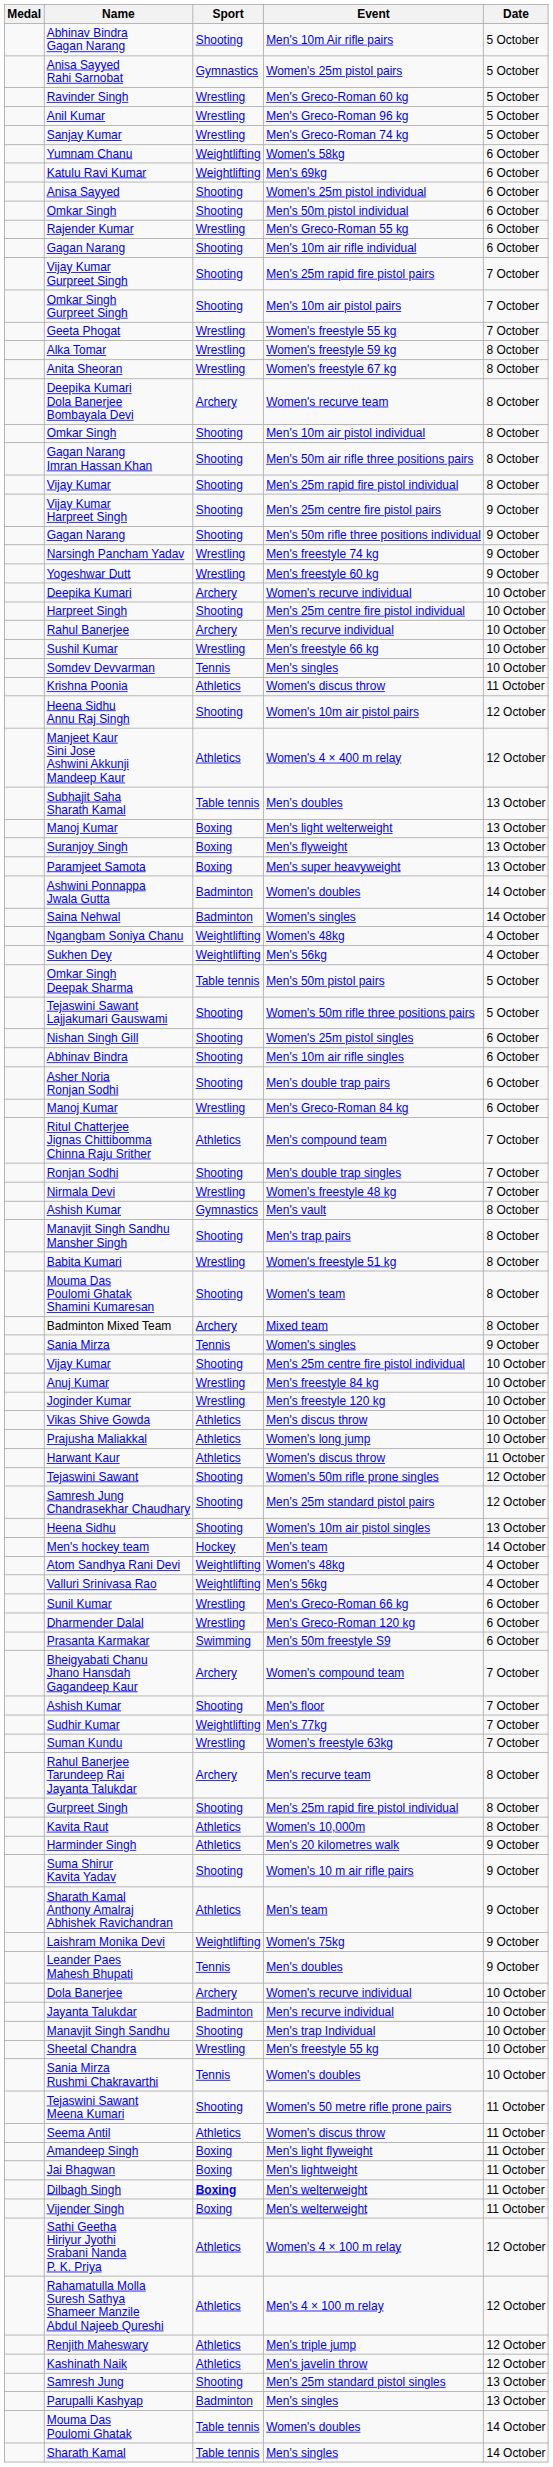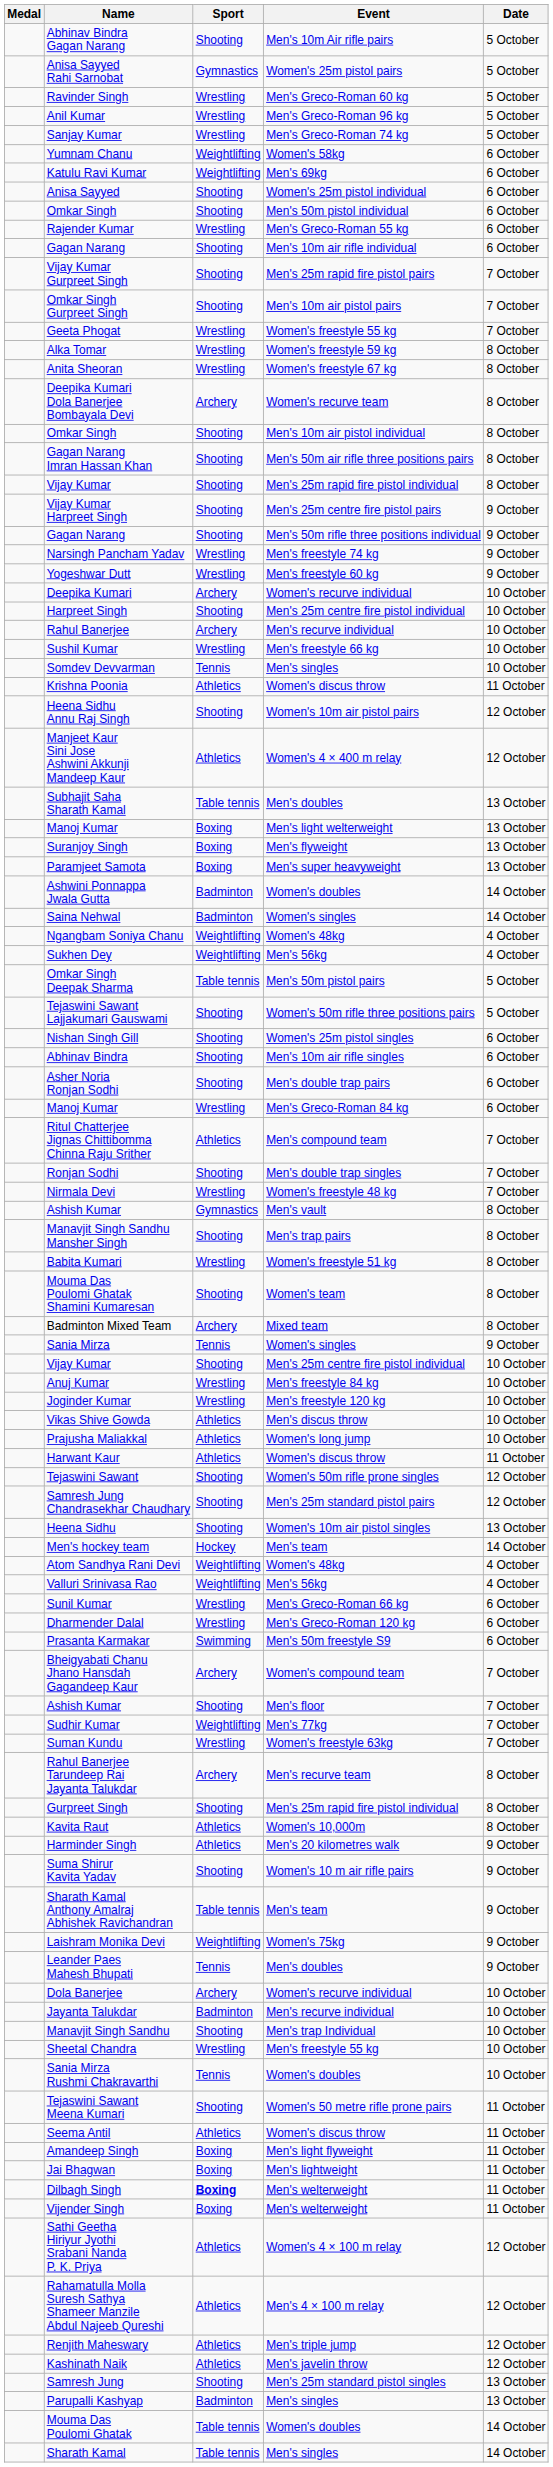(218, 1910) Athletics -> (228, 1910) Table tennis
